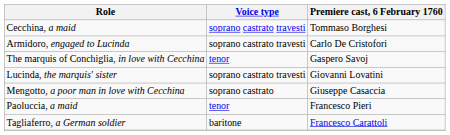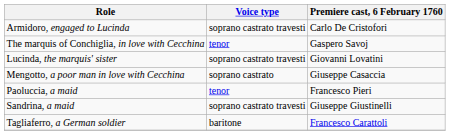- row: (41, 28)
+ row: (40, 106)
